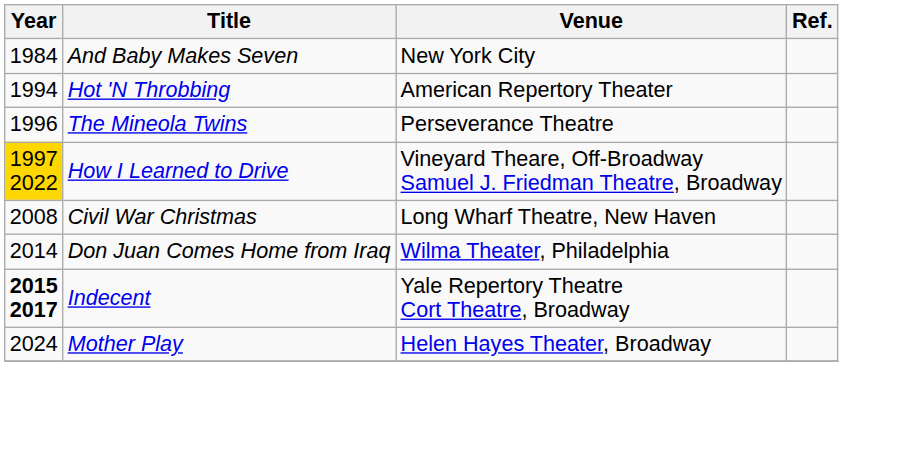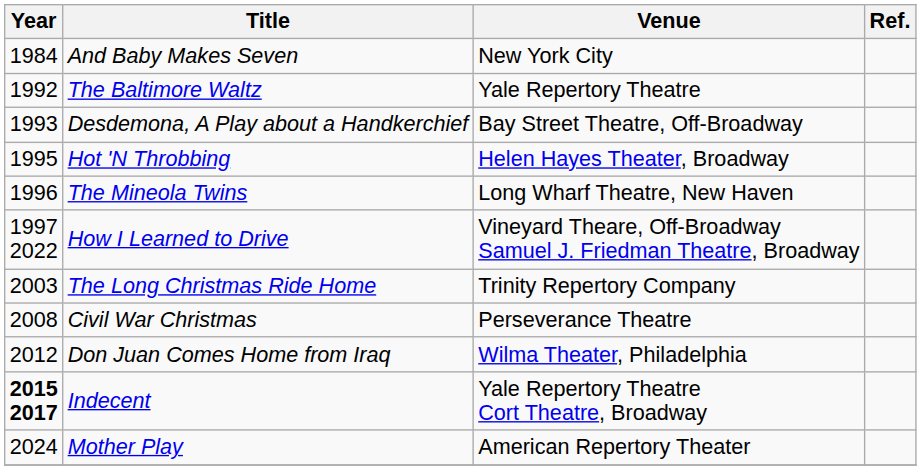+ row: (165, 90)
+ row: (268, 124)
(34, 90) 1994 -> (34, 158) 1995
(537, 90) American Repertory Theater -> (634, 158) Helen Hayes Theater, Broadway
(507, 124) Perseverance Theatre -> (636, 192) Long Wharf Theatre, New Haven
(34, 170) gold background -> (34, 239) no background
+ row: (222, 285)
(558, 217) Long Wharf Theatre, New Haven -> (585, 319) Perseverance Theatre
(34, 251) 2014 -> (34, 354) 2012
(556, 344) Helen Hayes Theater, Broadway -> (614, 447) American Repertory Theater
